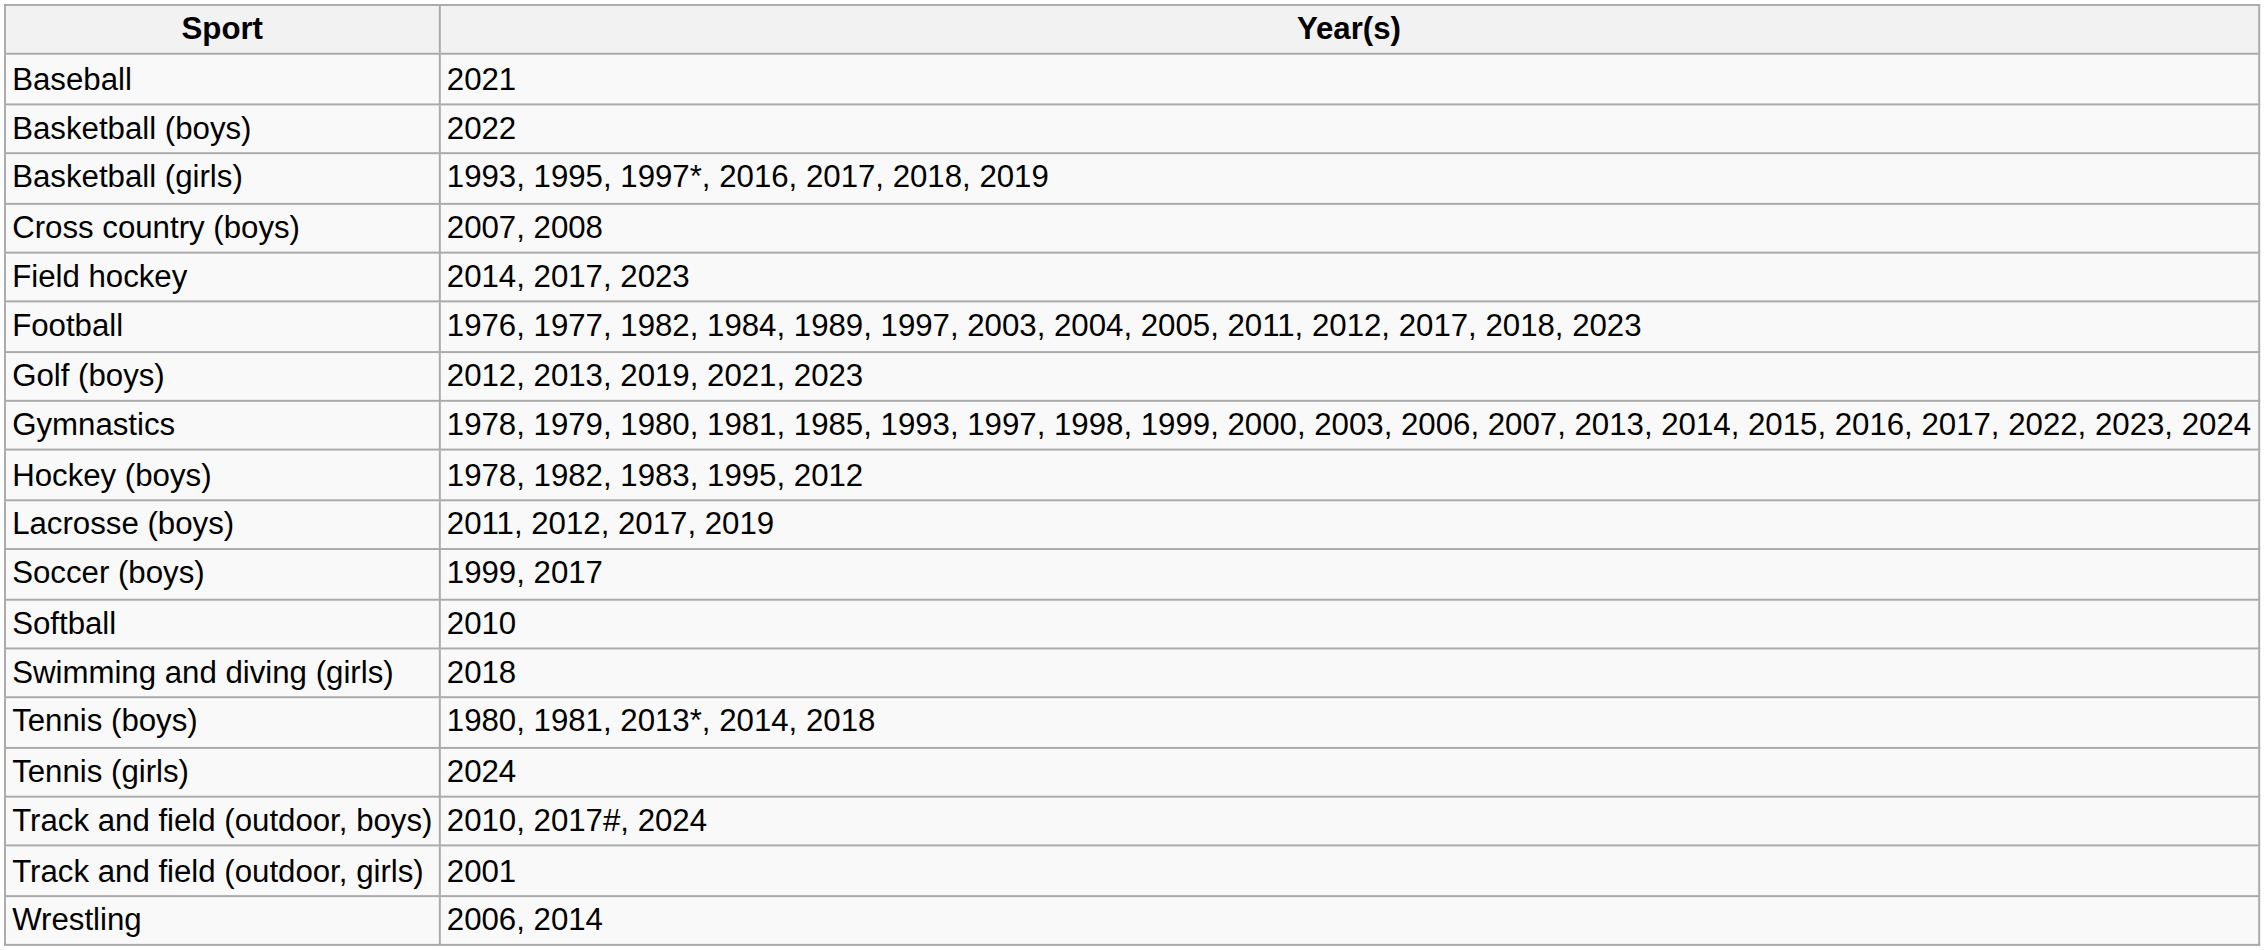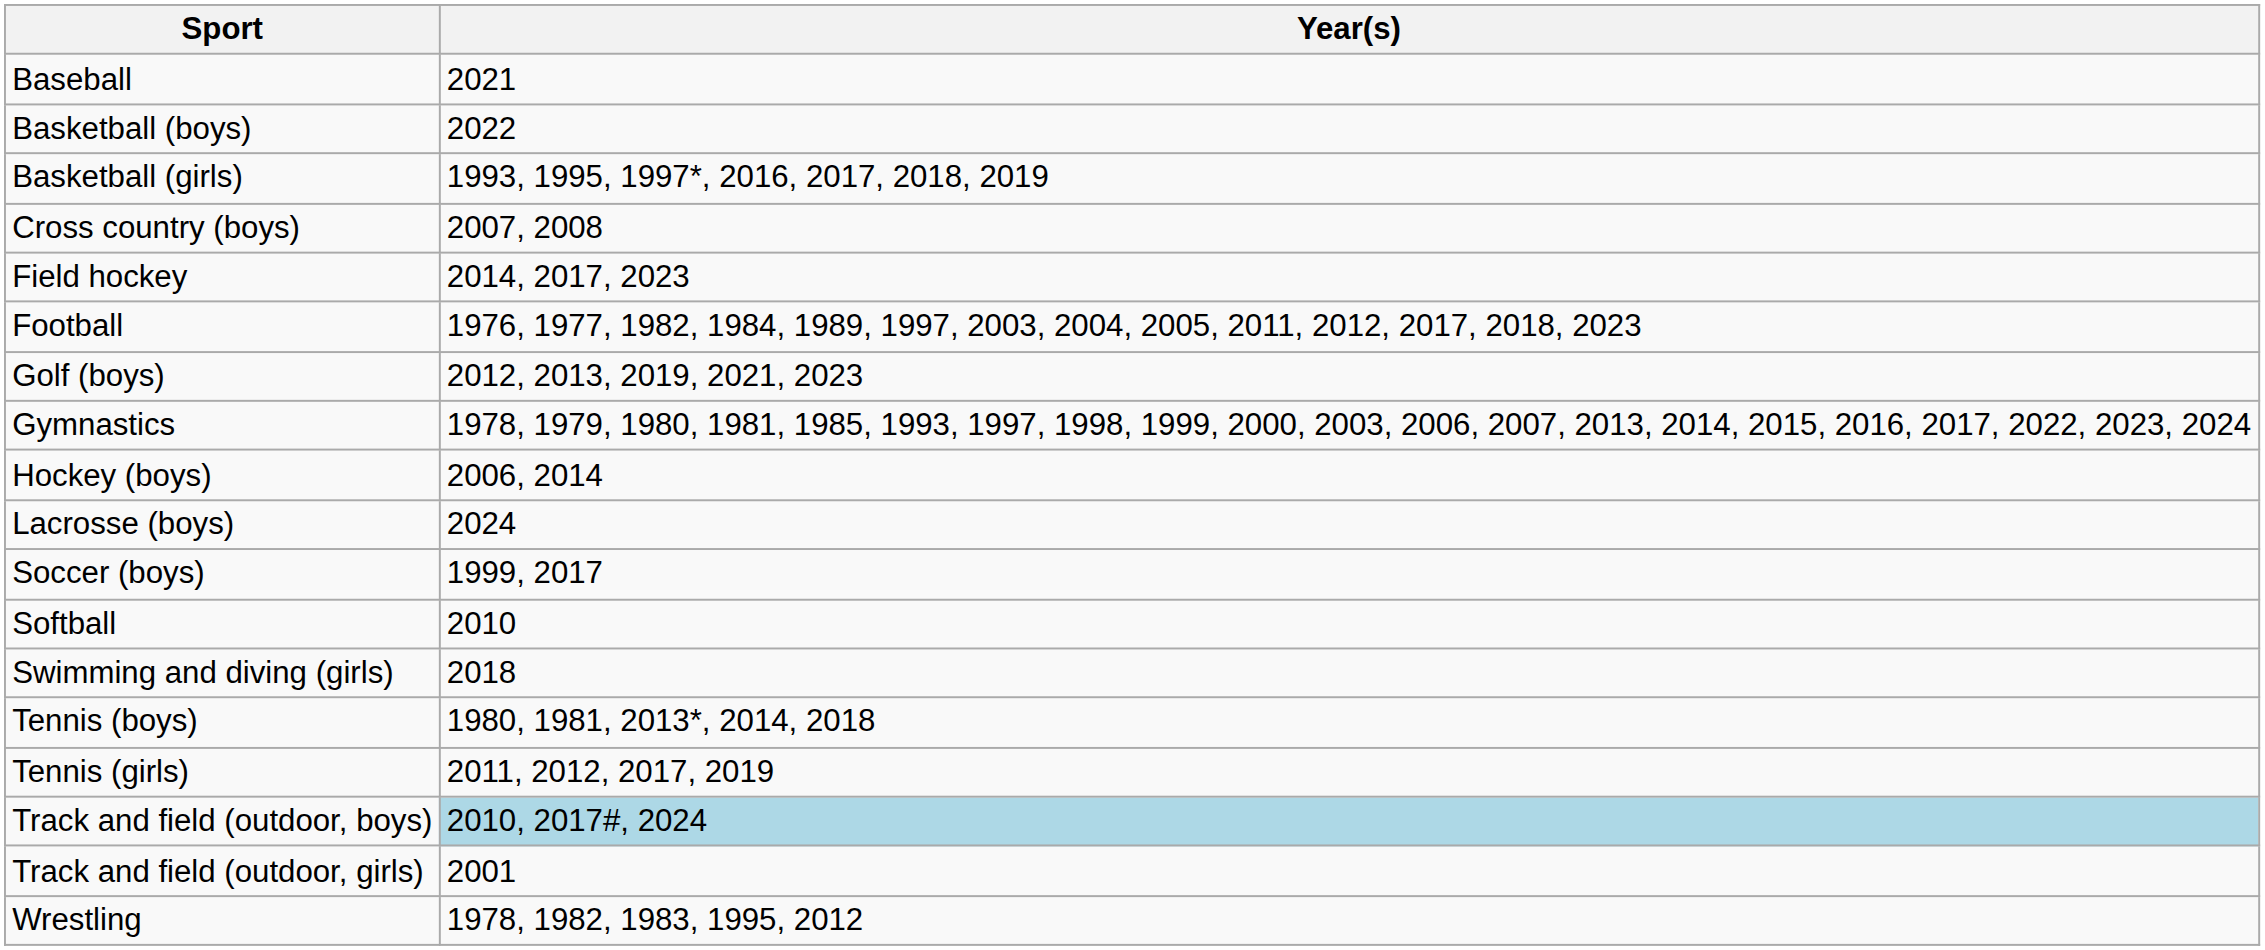(655, 474) 1978, 1982, 1983, 1995, 2012 -> (525, 474) 2006, 2014
(610, 524) 2011, 2012, 2017, 2019 -> (482, 524) 2024
(482, 771) 2024 -> (610, 771) 2011, 2012, 2017, 2019
(577, 820) no background -> (577, 820) lightblue background
(525, 919) 2006, 2014 -> (655, 919) 1978, 1982, 1983, 1995, 2012
